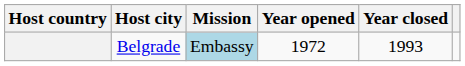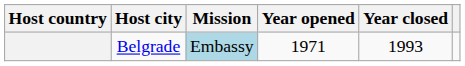(308, 46) 1972 -> (308, 46) 1971
